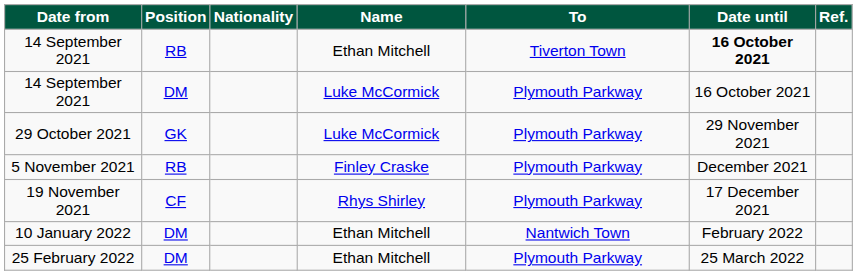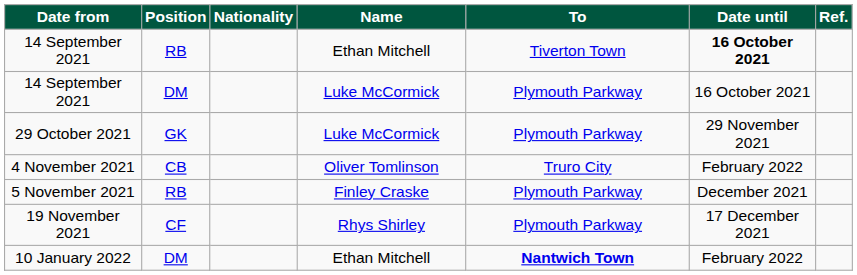+ row: (73, 167)
(578, 234) normal -> (578, 258) bold
- row: (73, 258)
